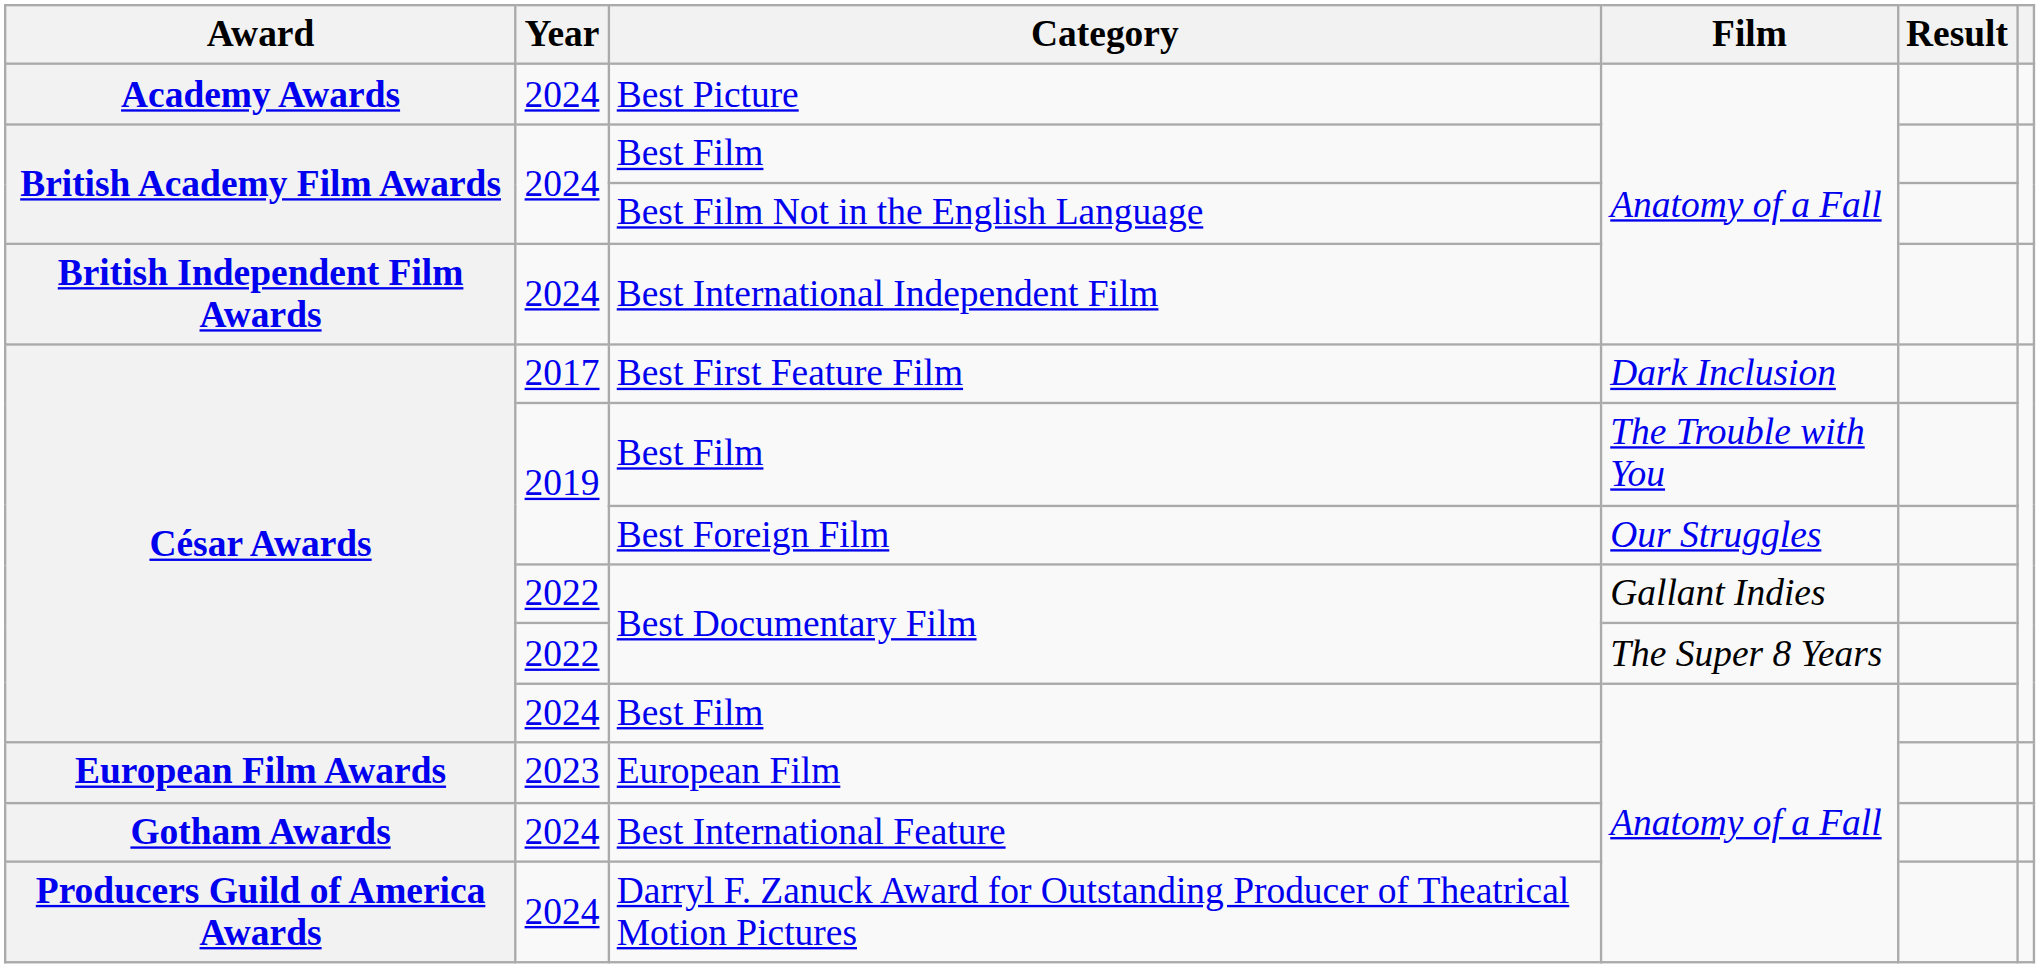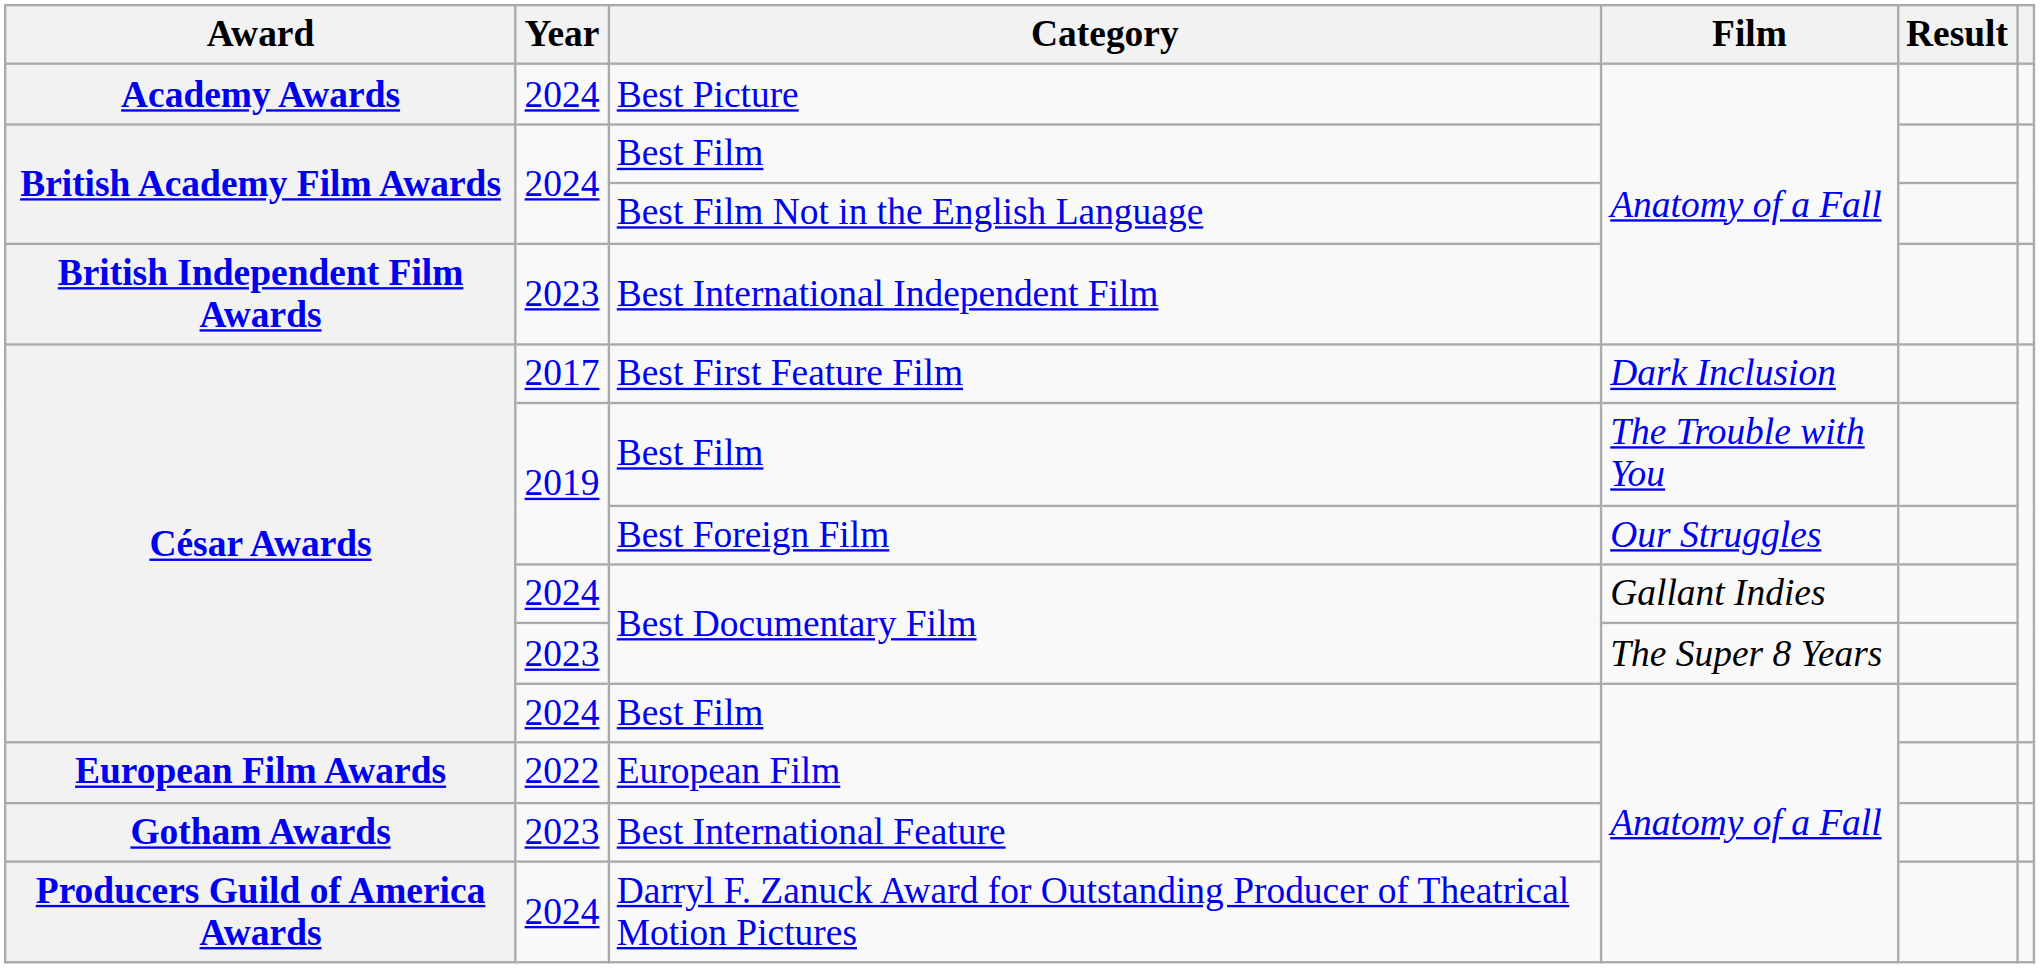(562, 292) 2024 -> (562, 292) 2023
(562, 593) 2022 -> (562, 593) 2024
(562, 652) 2022 -> (562, 652) 2023
(562, 771) 2023 -> (562, 771) 2022
(562, 830) 2024 -> (562, 830) 2023
